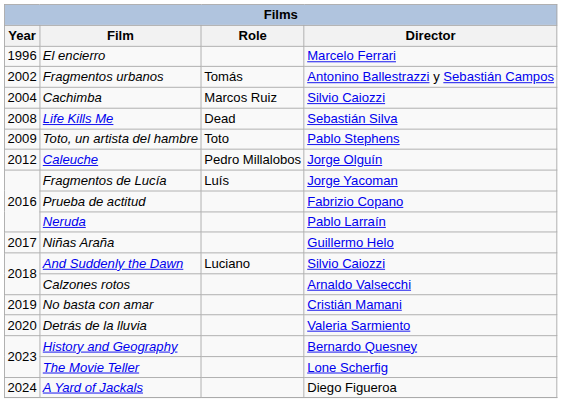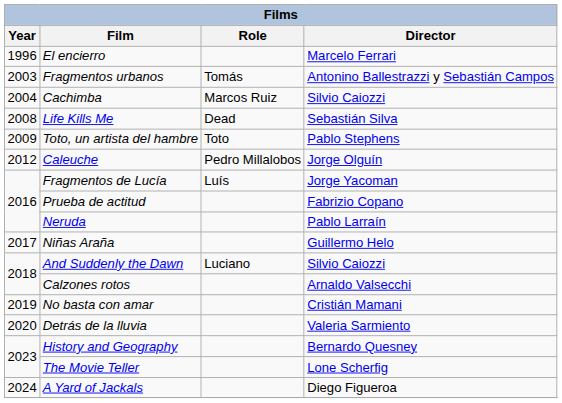(22, 77) 2002 -> (22, 77) 2003
